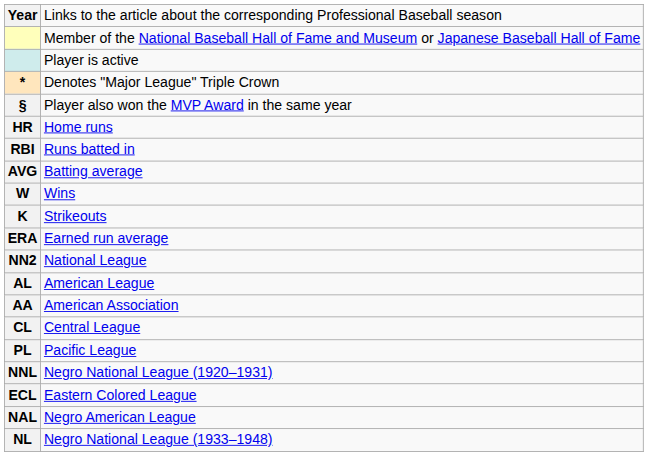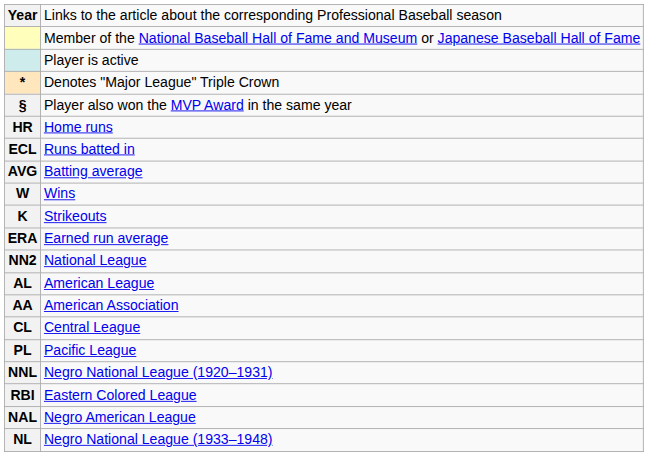(23, 149) RBI -> (23, 149) ECL
(23, 395) ECL -> (23, 395) RBI
